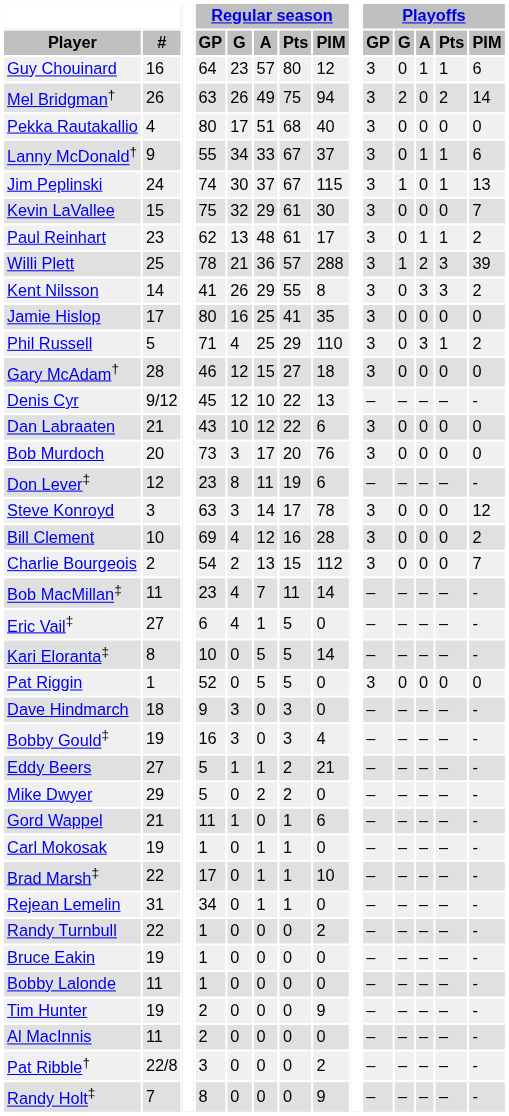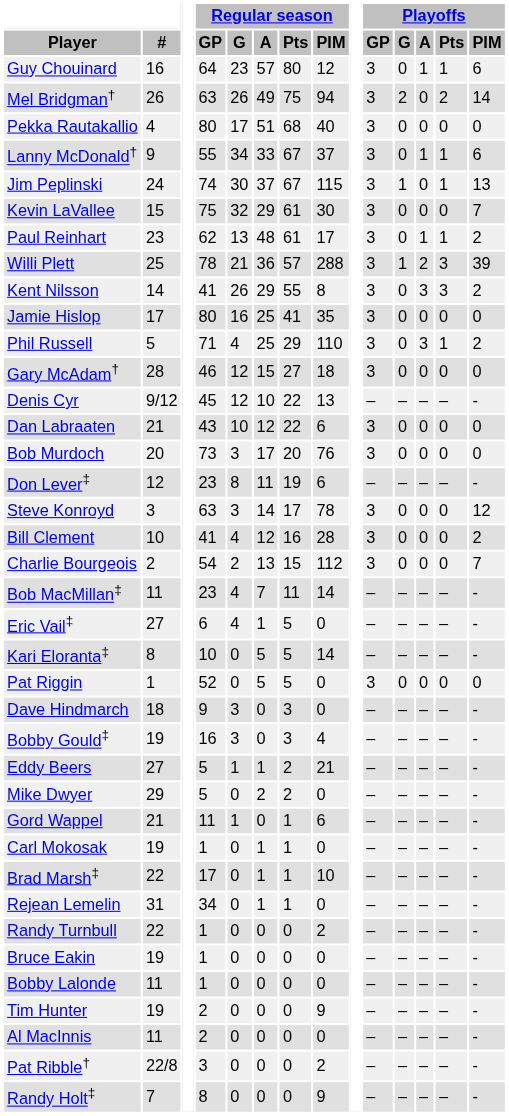(208, 537) 69 -> (208, 537) 41
